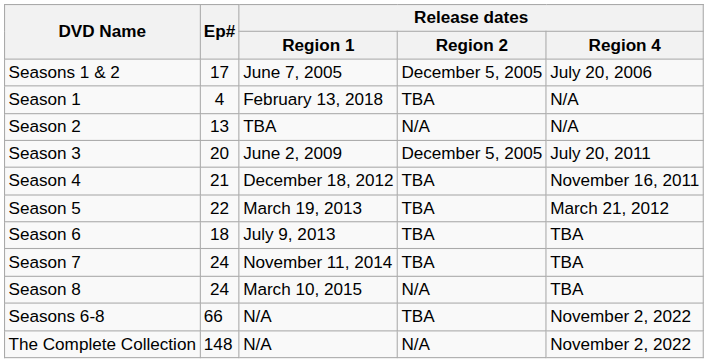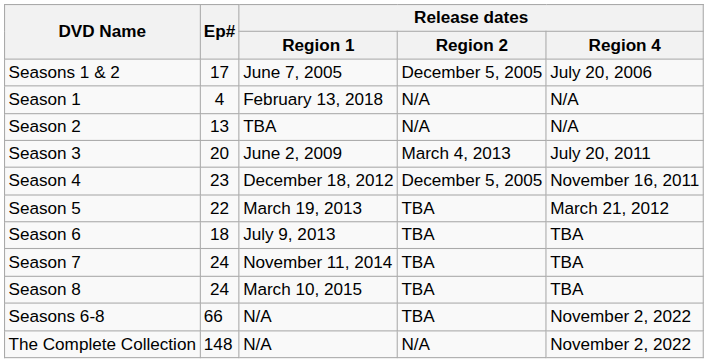(418, 99) TBA -> (416, 99) N/A
(472, 153) December 5, 2005 -> (456, 153) March 4, 2013
(220, 180) 21 -> (220, 180) 23
(418, 180) TBA -> (472, 180) December 5, 2005
(416, 289) N/A -> (418, 289) TBA
